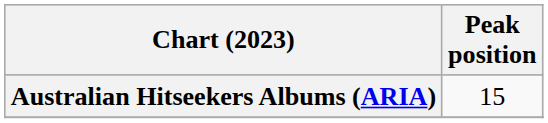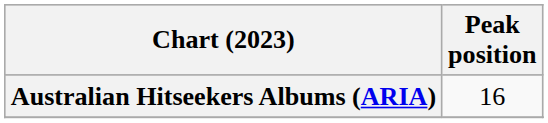(492, 95) 15 -> (492, 95) 16
